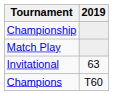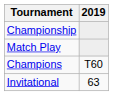rows swapped: (33, 64) <-> (34, 82)
